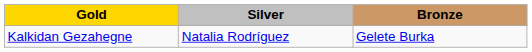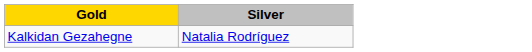- column: (440, 15)
